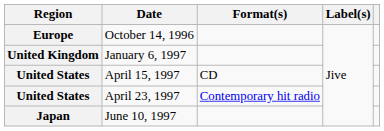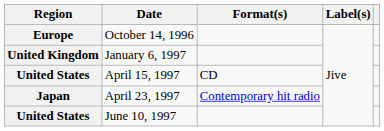(53, 95) United States -> (53, 95) Japan
(53, 116) Japan -> (53, 116) United States
